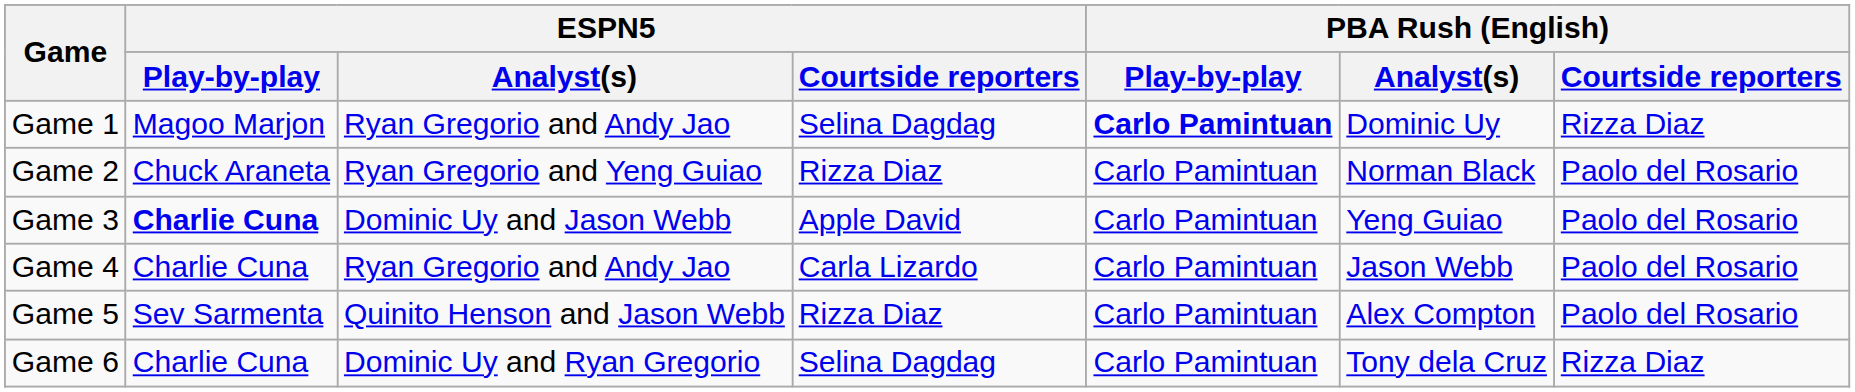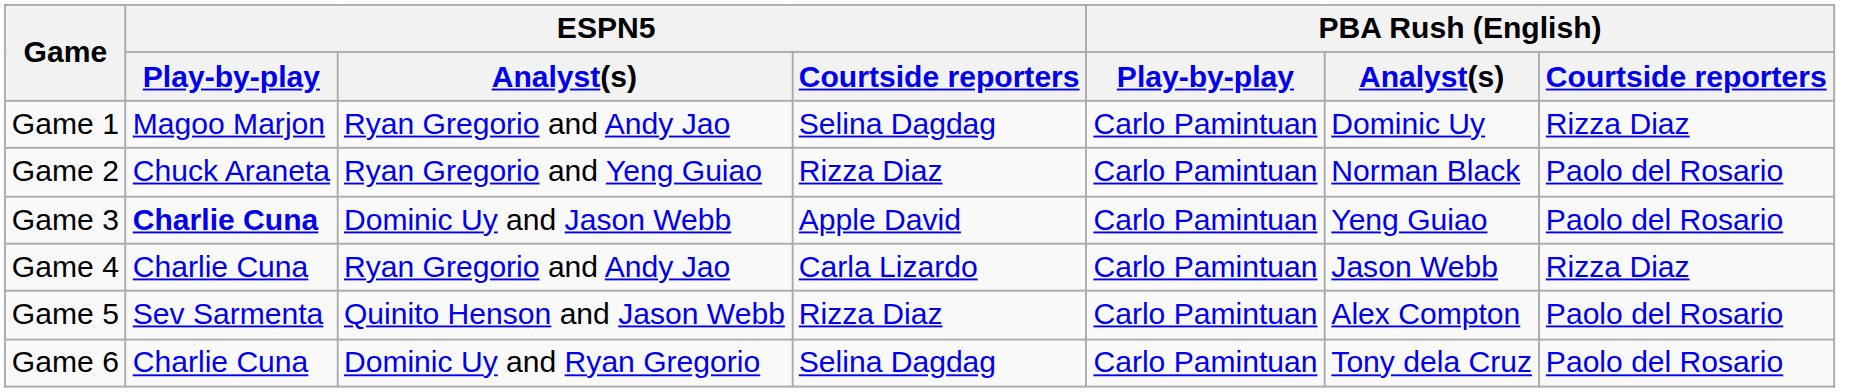(1213, 123) bold -> (1205, 123) normal
(1680, 266) Paolo del Rosario -> (1618, 266) Rizza Diaz
(1633, 362) Rizza Diaz -> (1665, 362) Paolo del Rosario
